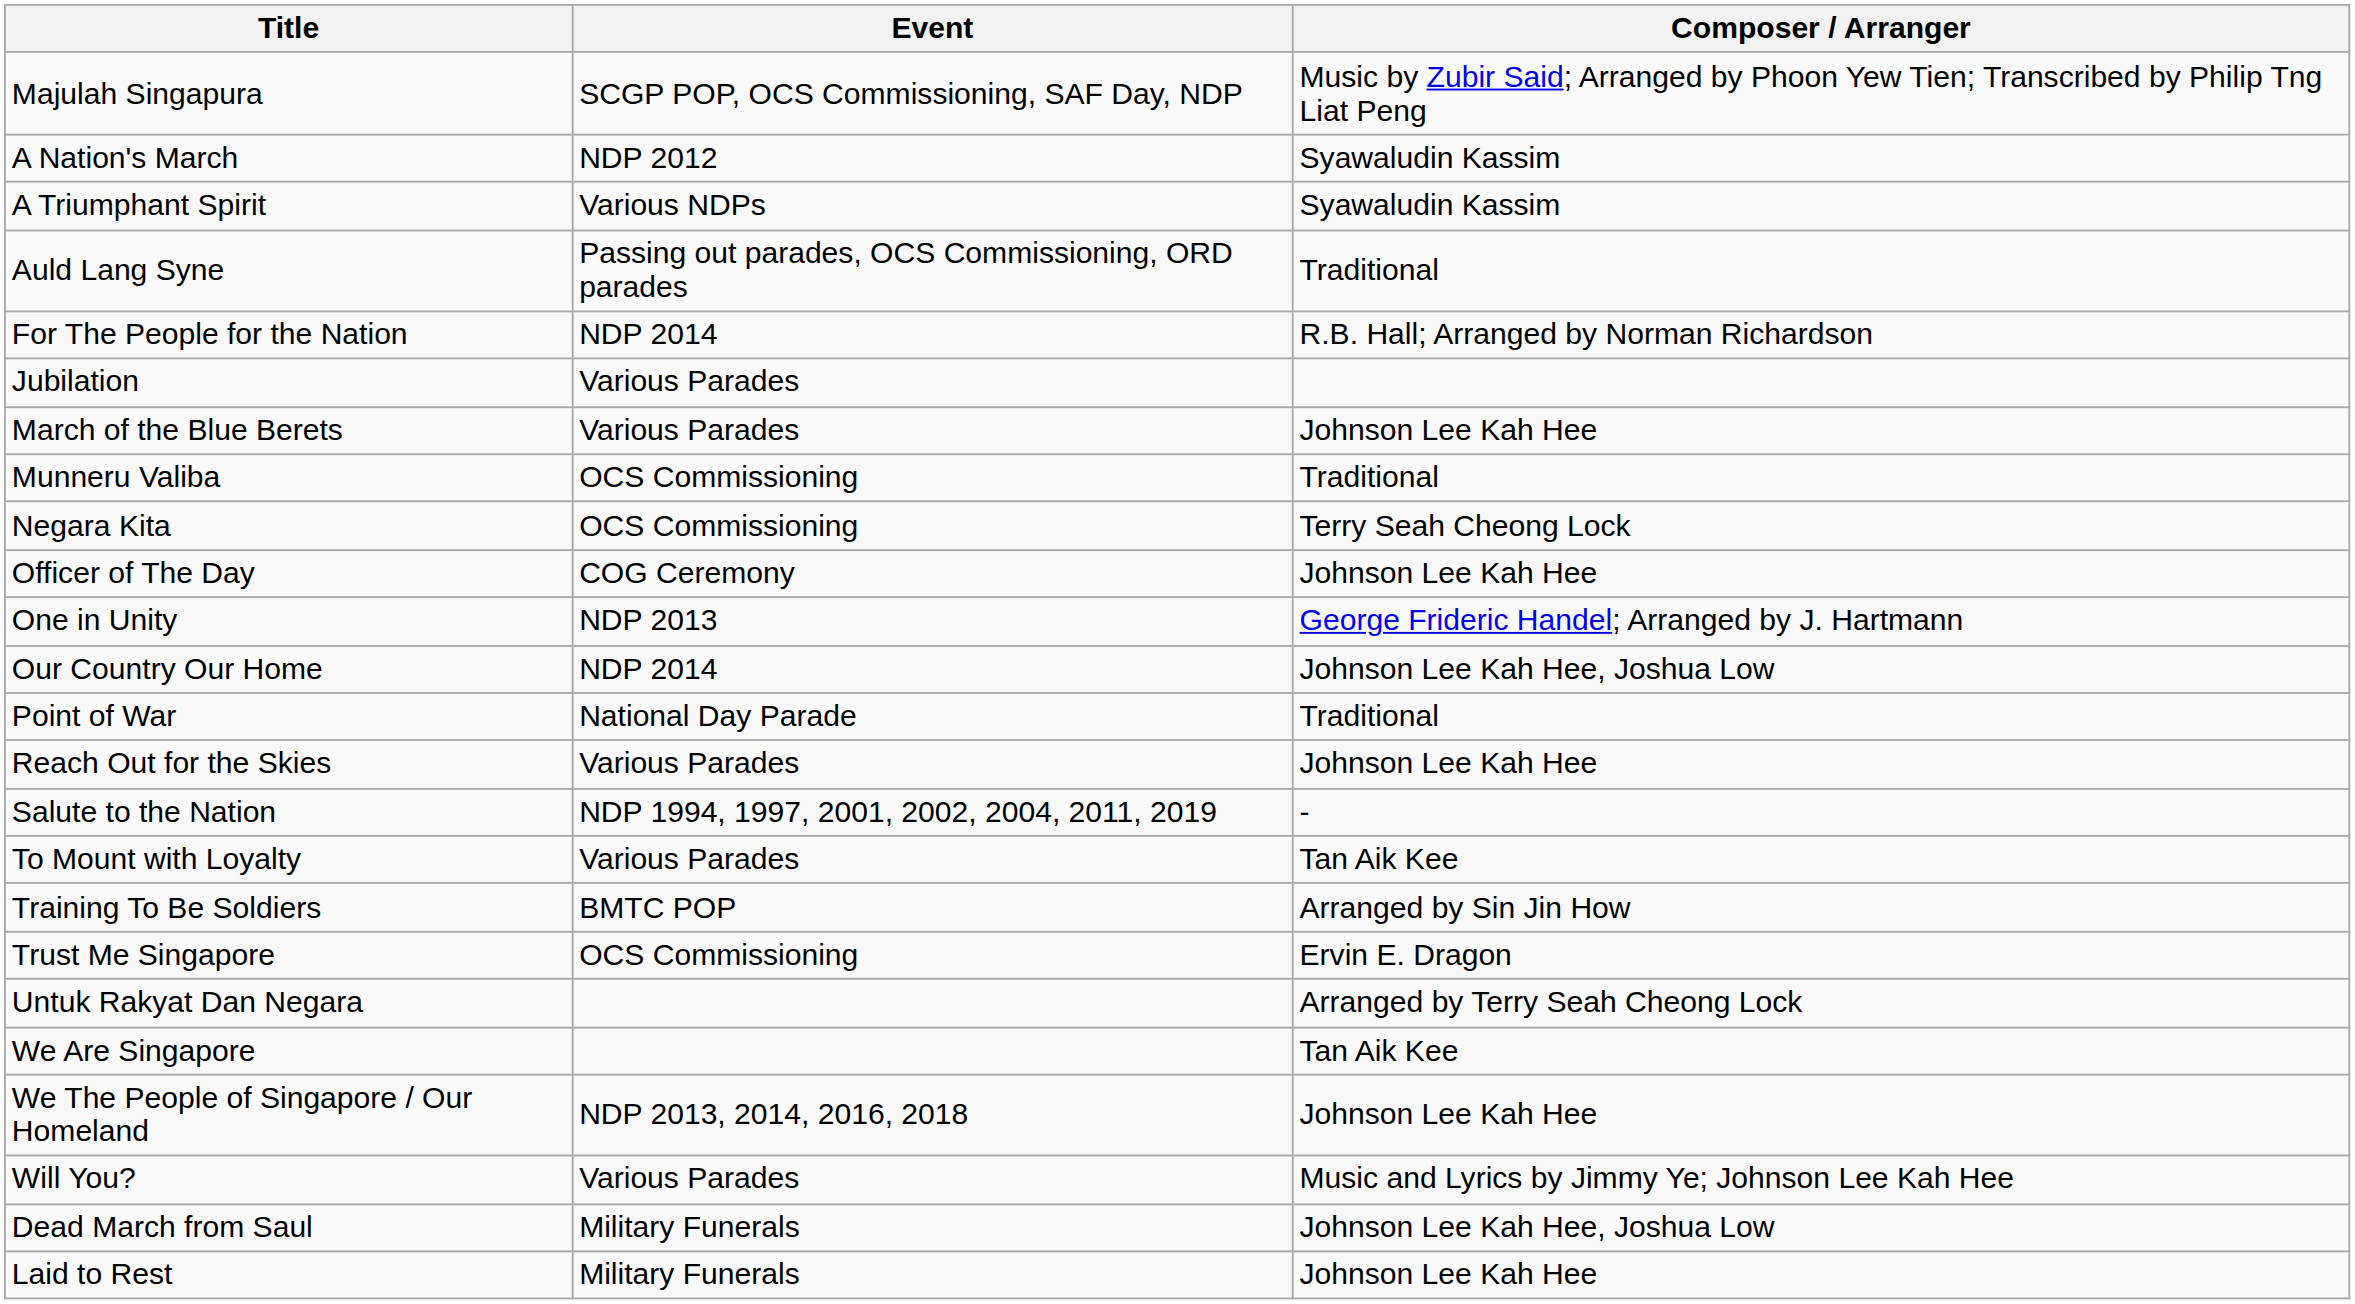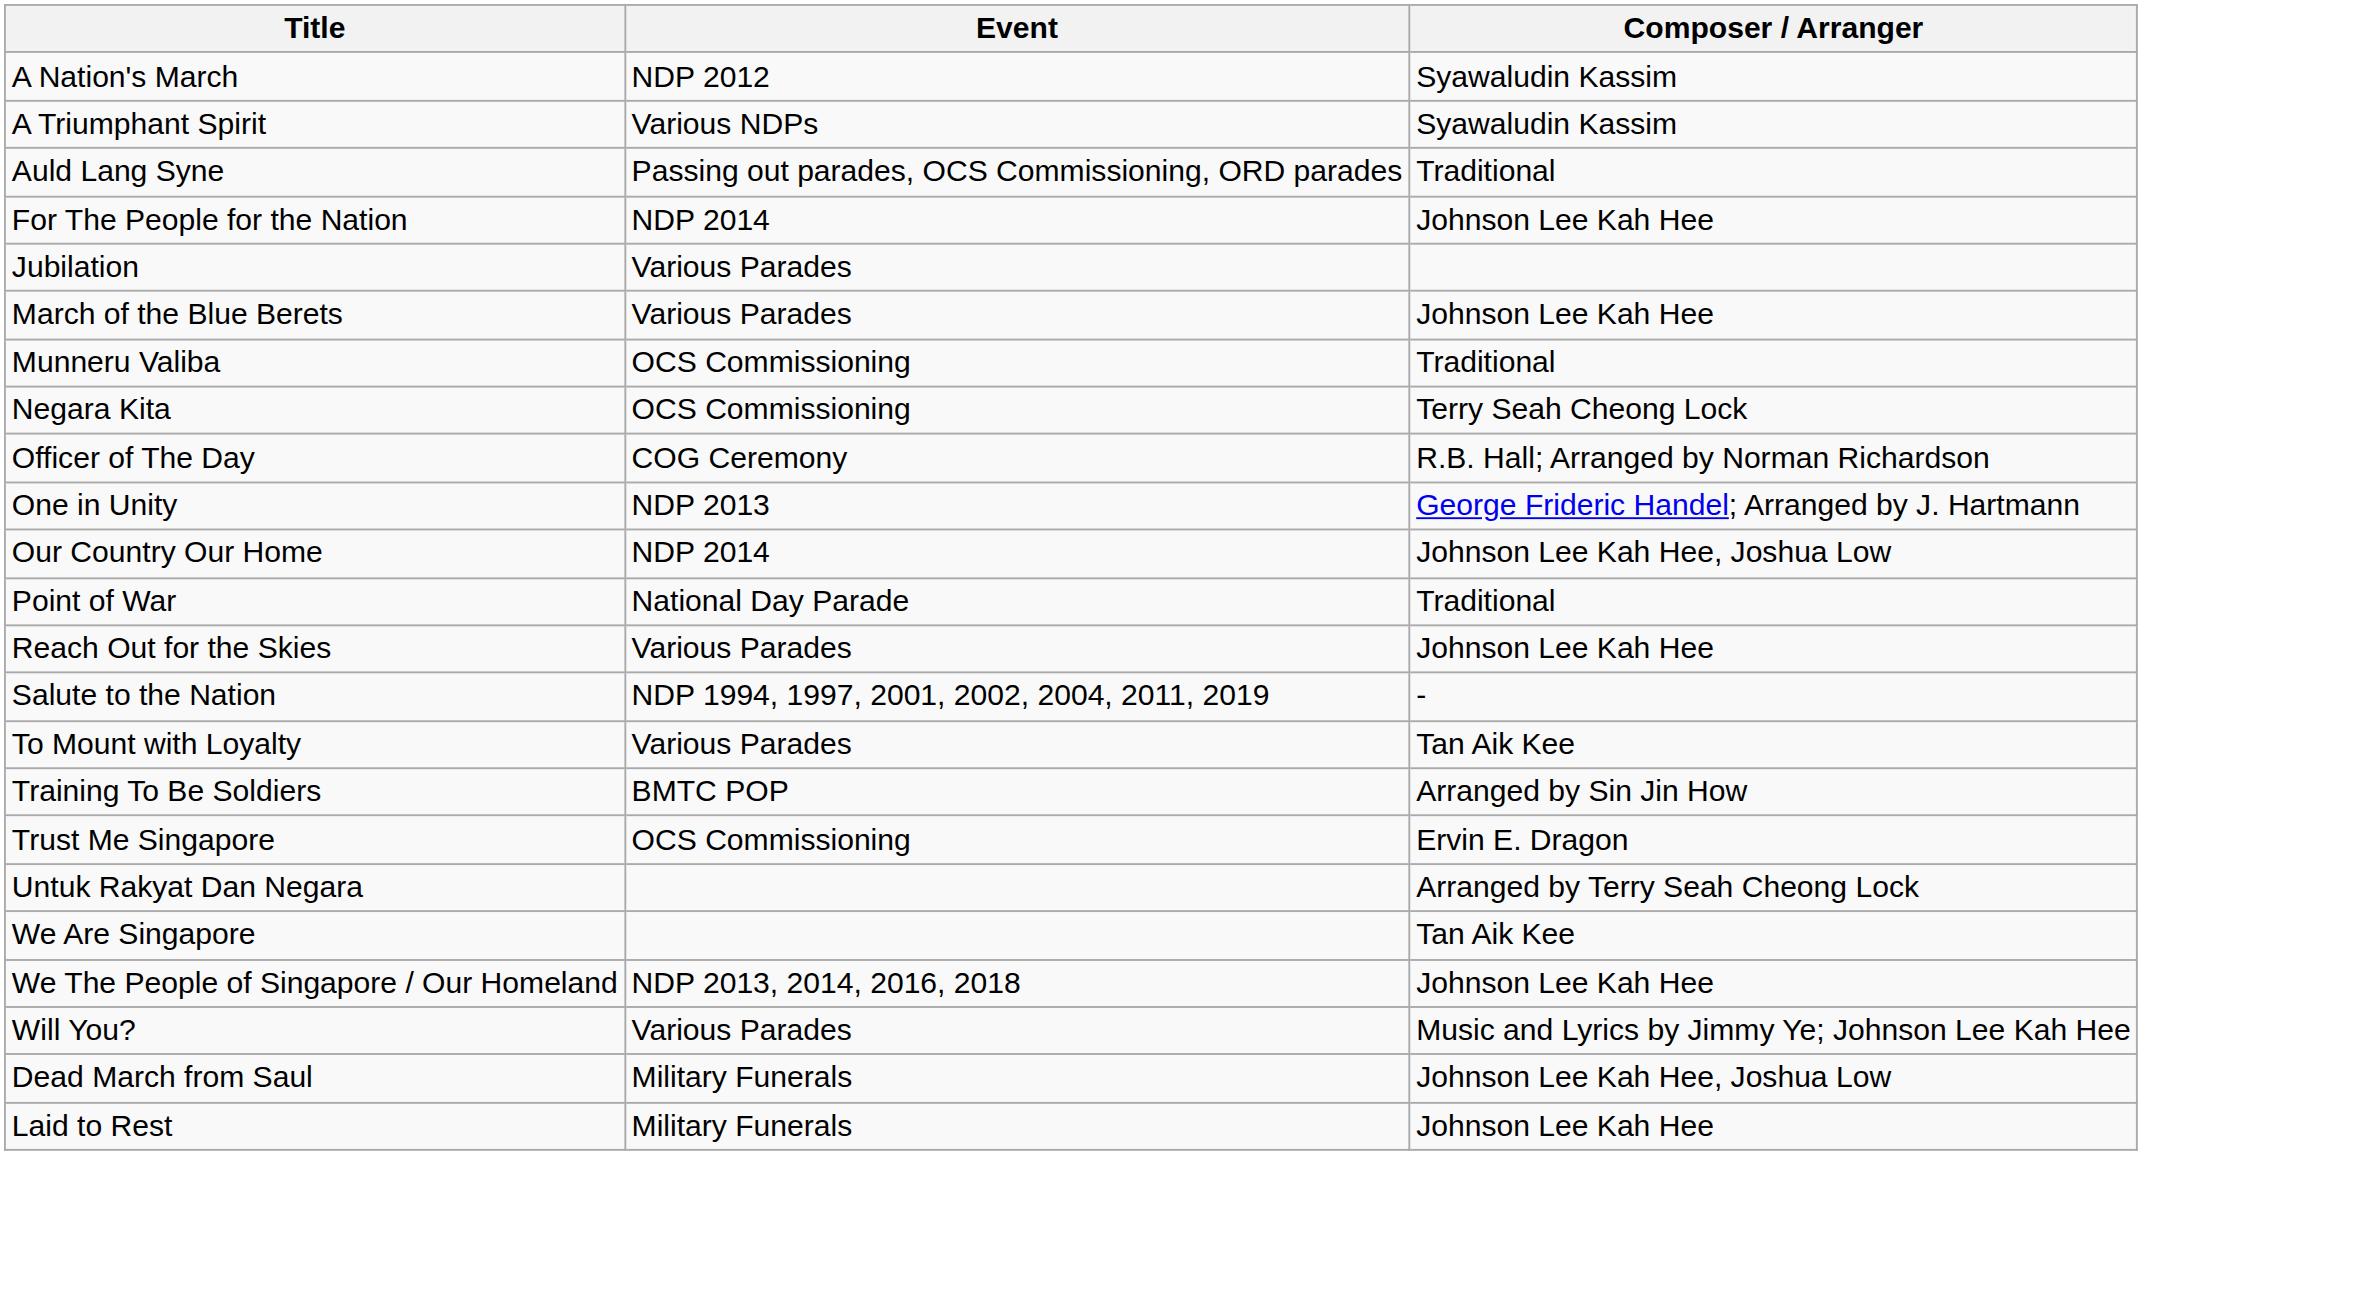- row: (137, 92)
(1586, 334) R.B. Hall; Arranged by Norman Richardson -> (1565, 219) Johnson Lee Kah Hee
(1448, 573) Johnson Lee Kah Hee -> (1703, 457) R.B. Hall; Arranged by Norman Richardson
